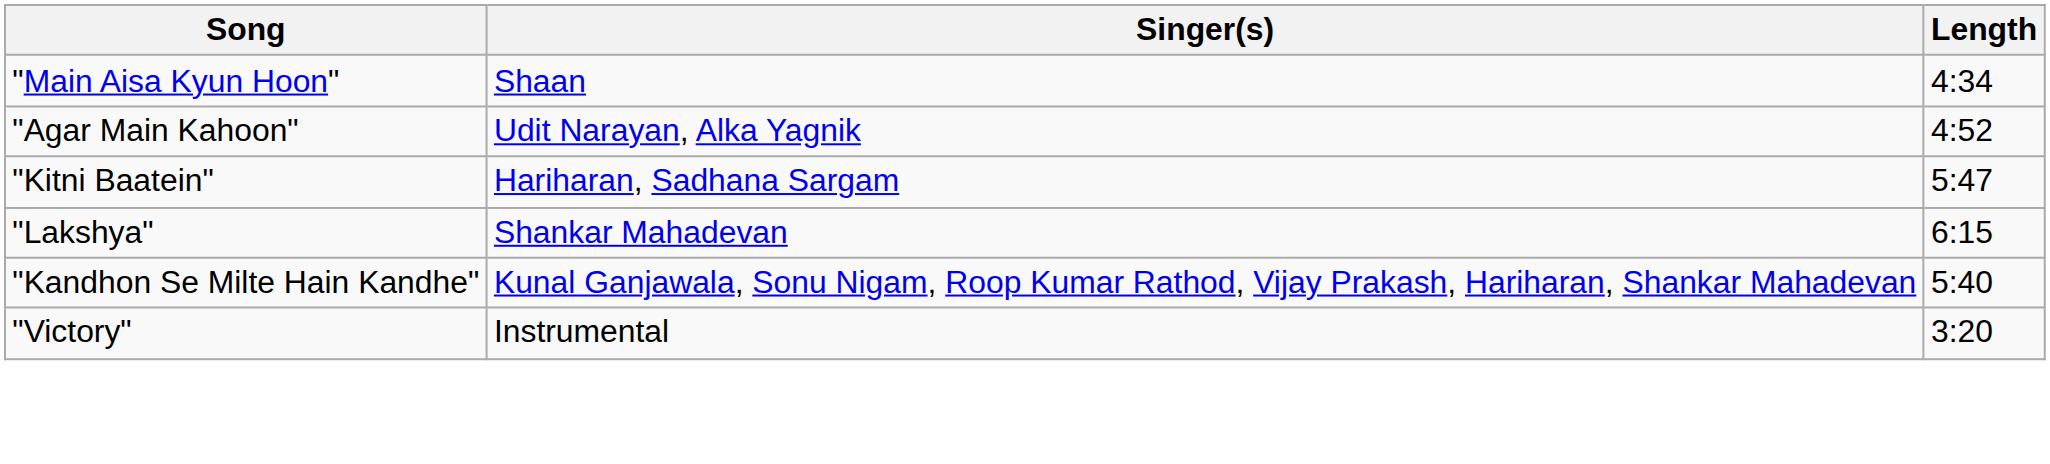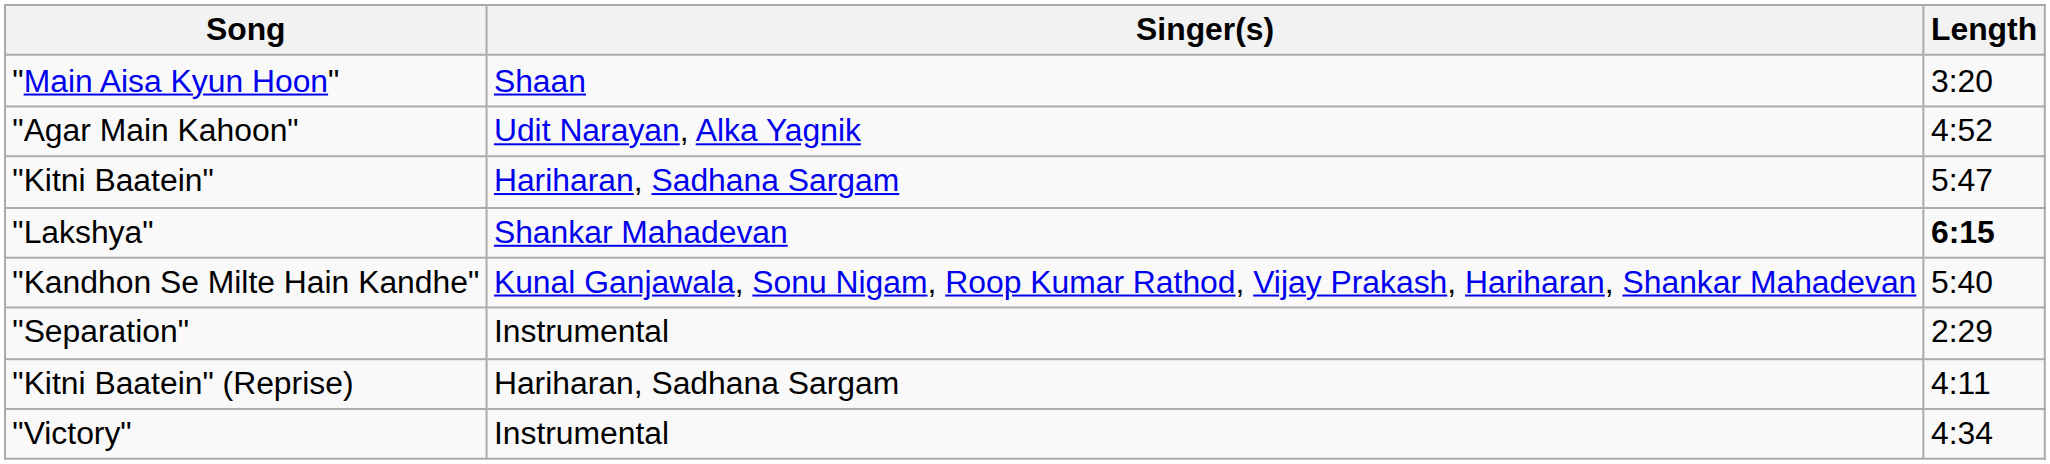(1962, 80) 4:34 -> (1962, 80) 3:20
(1962, 231) normal -> (1963, 231) bold
+ row: (101, 332)
+ row: (183, 383)
(1962, 332) 3:20 -> (1962, 433) 4:34
